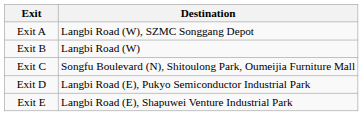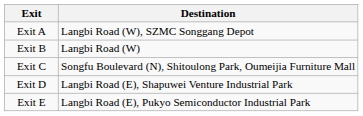(186, 84) Langbi Road (E), Pukyo Semiconductor Industrial Park -> (177, 84) Langbi Road (E), Shapuwei Venture Industrial Park
(177, 102) Langbi Road (E), Shapuwei Venture Industrial Park -> (186, 102) Langbi Road (E), Pukyo Semiconductor Industrial Park
